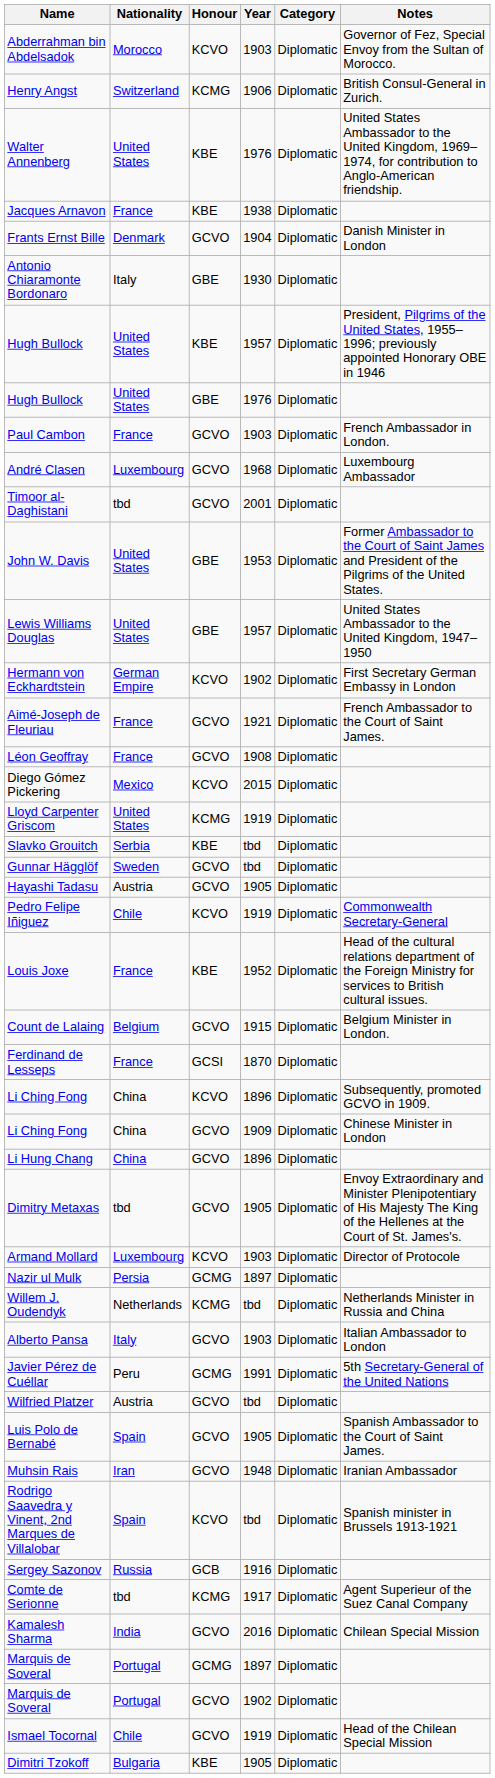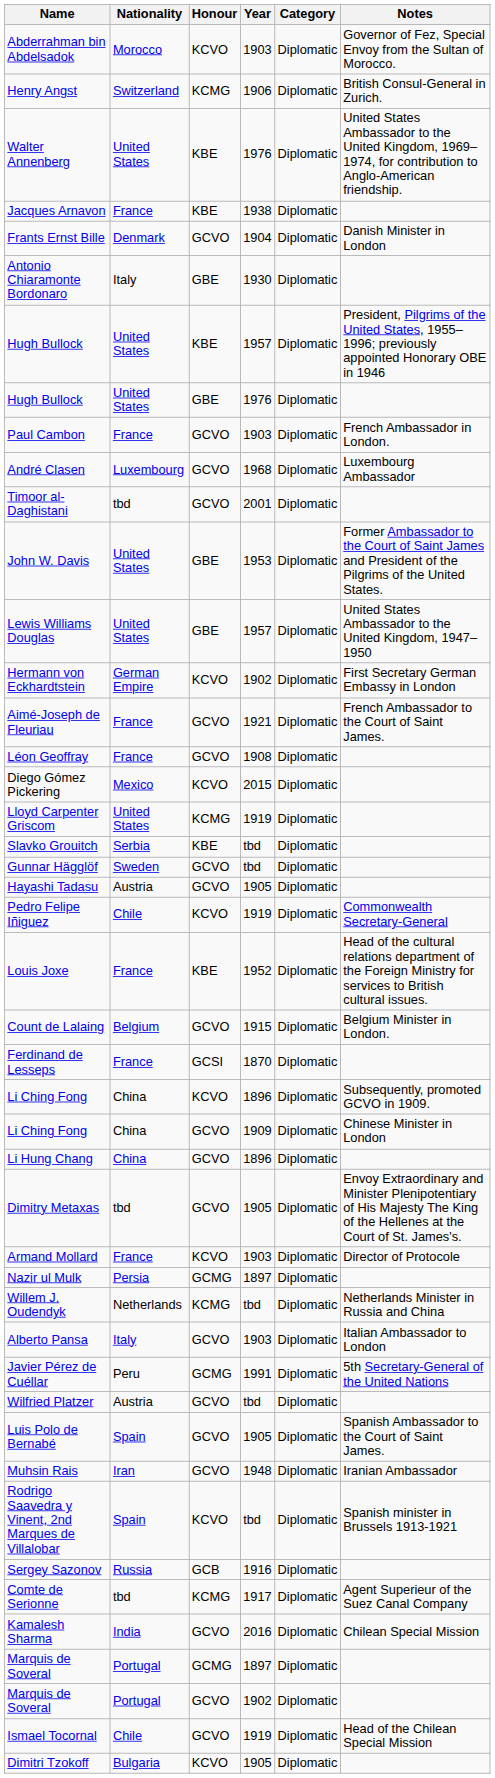(148, 1257) Luxembourg -> (133, 1257) France
(205, 1763) KBE -> (210, 1763) KCVO
